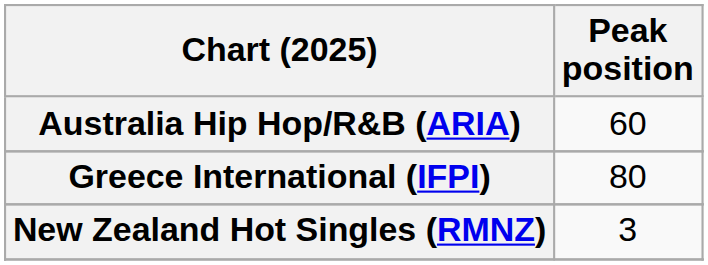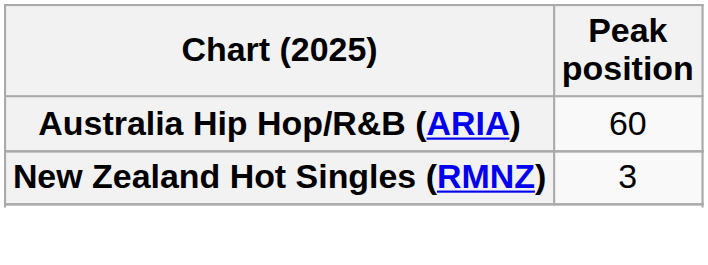- row: (280, 177)
